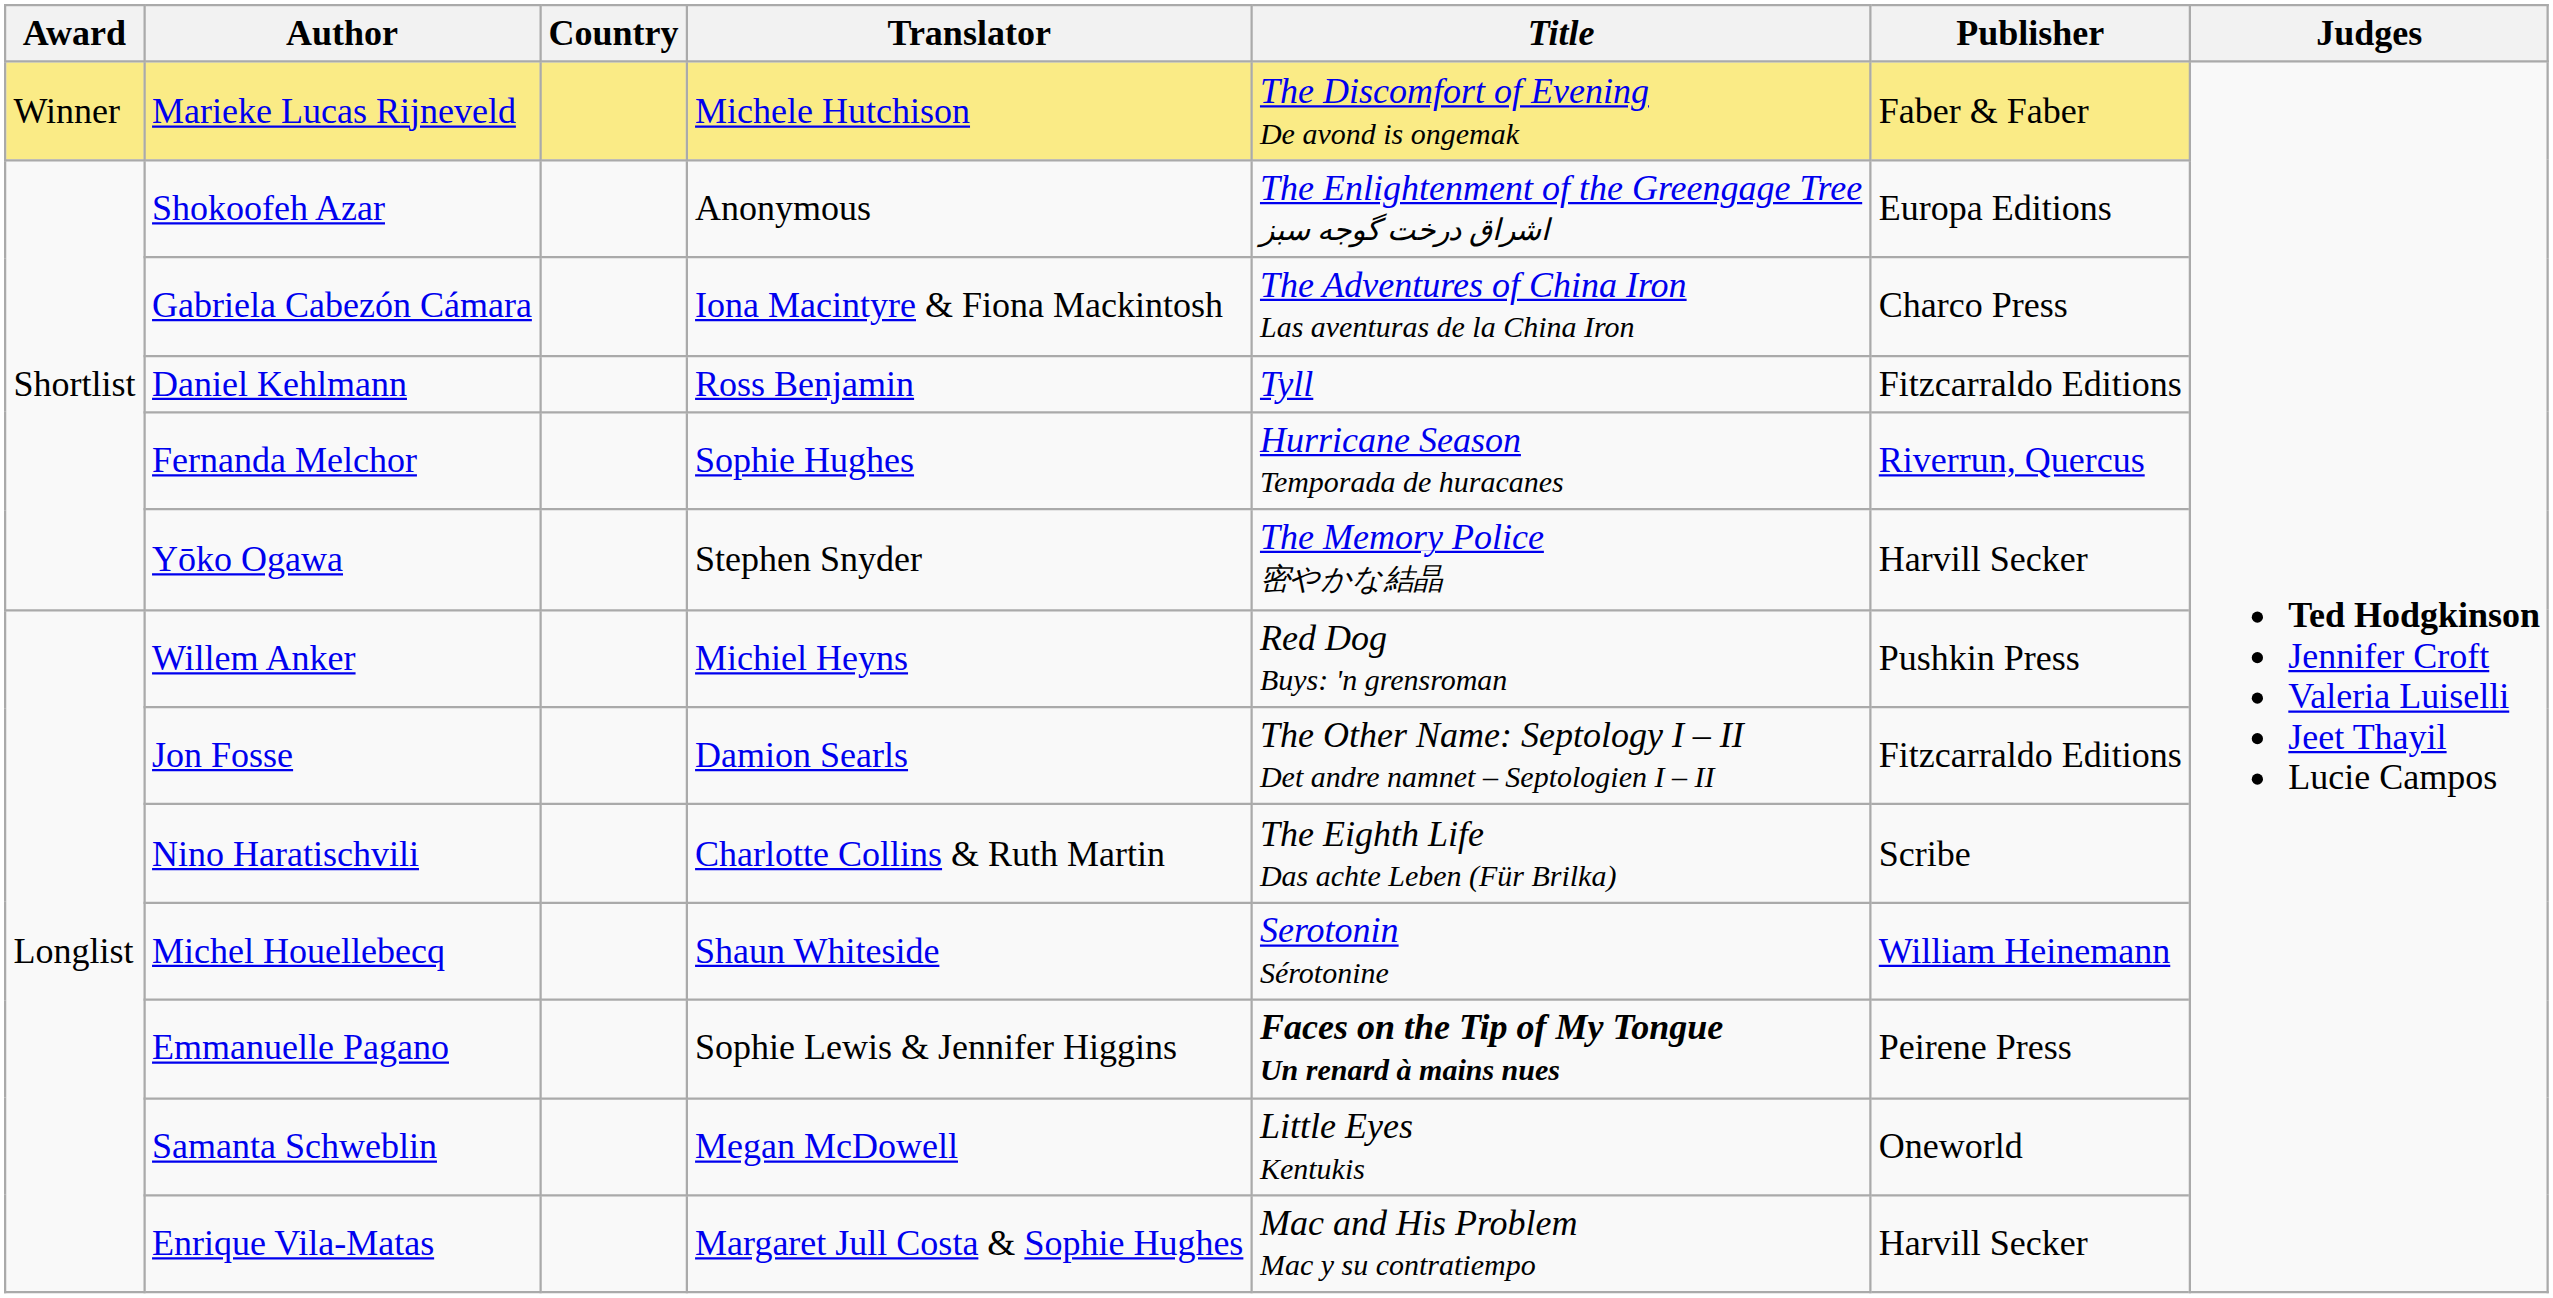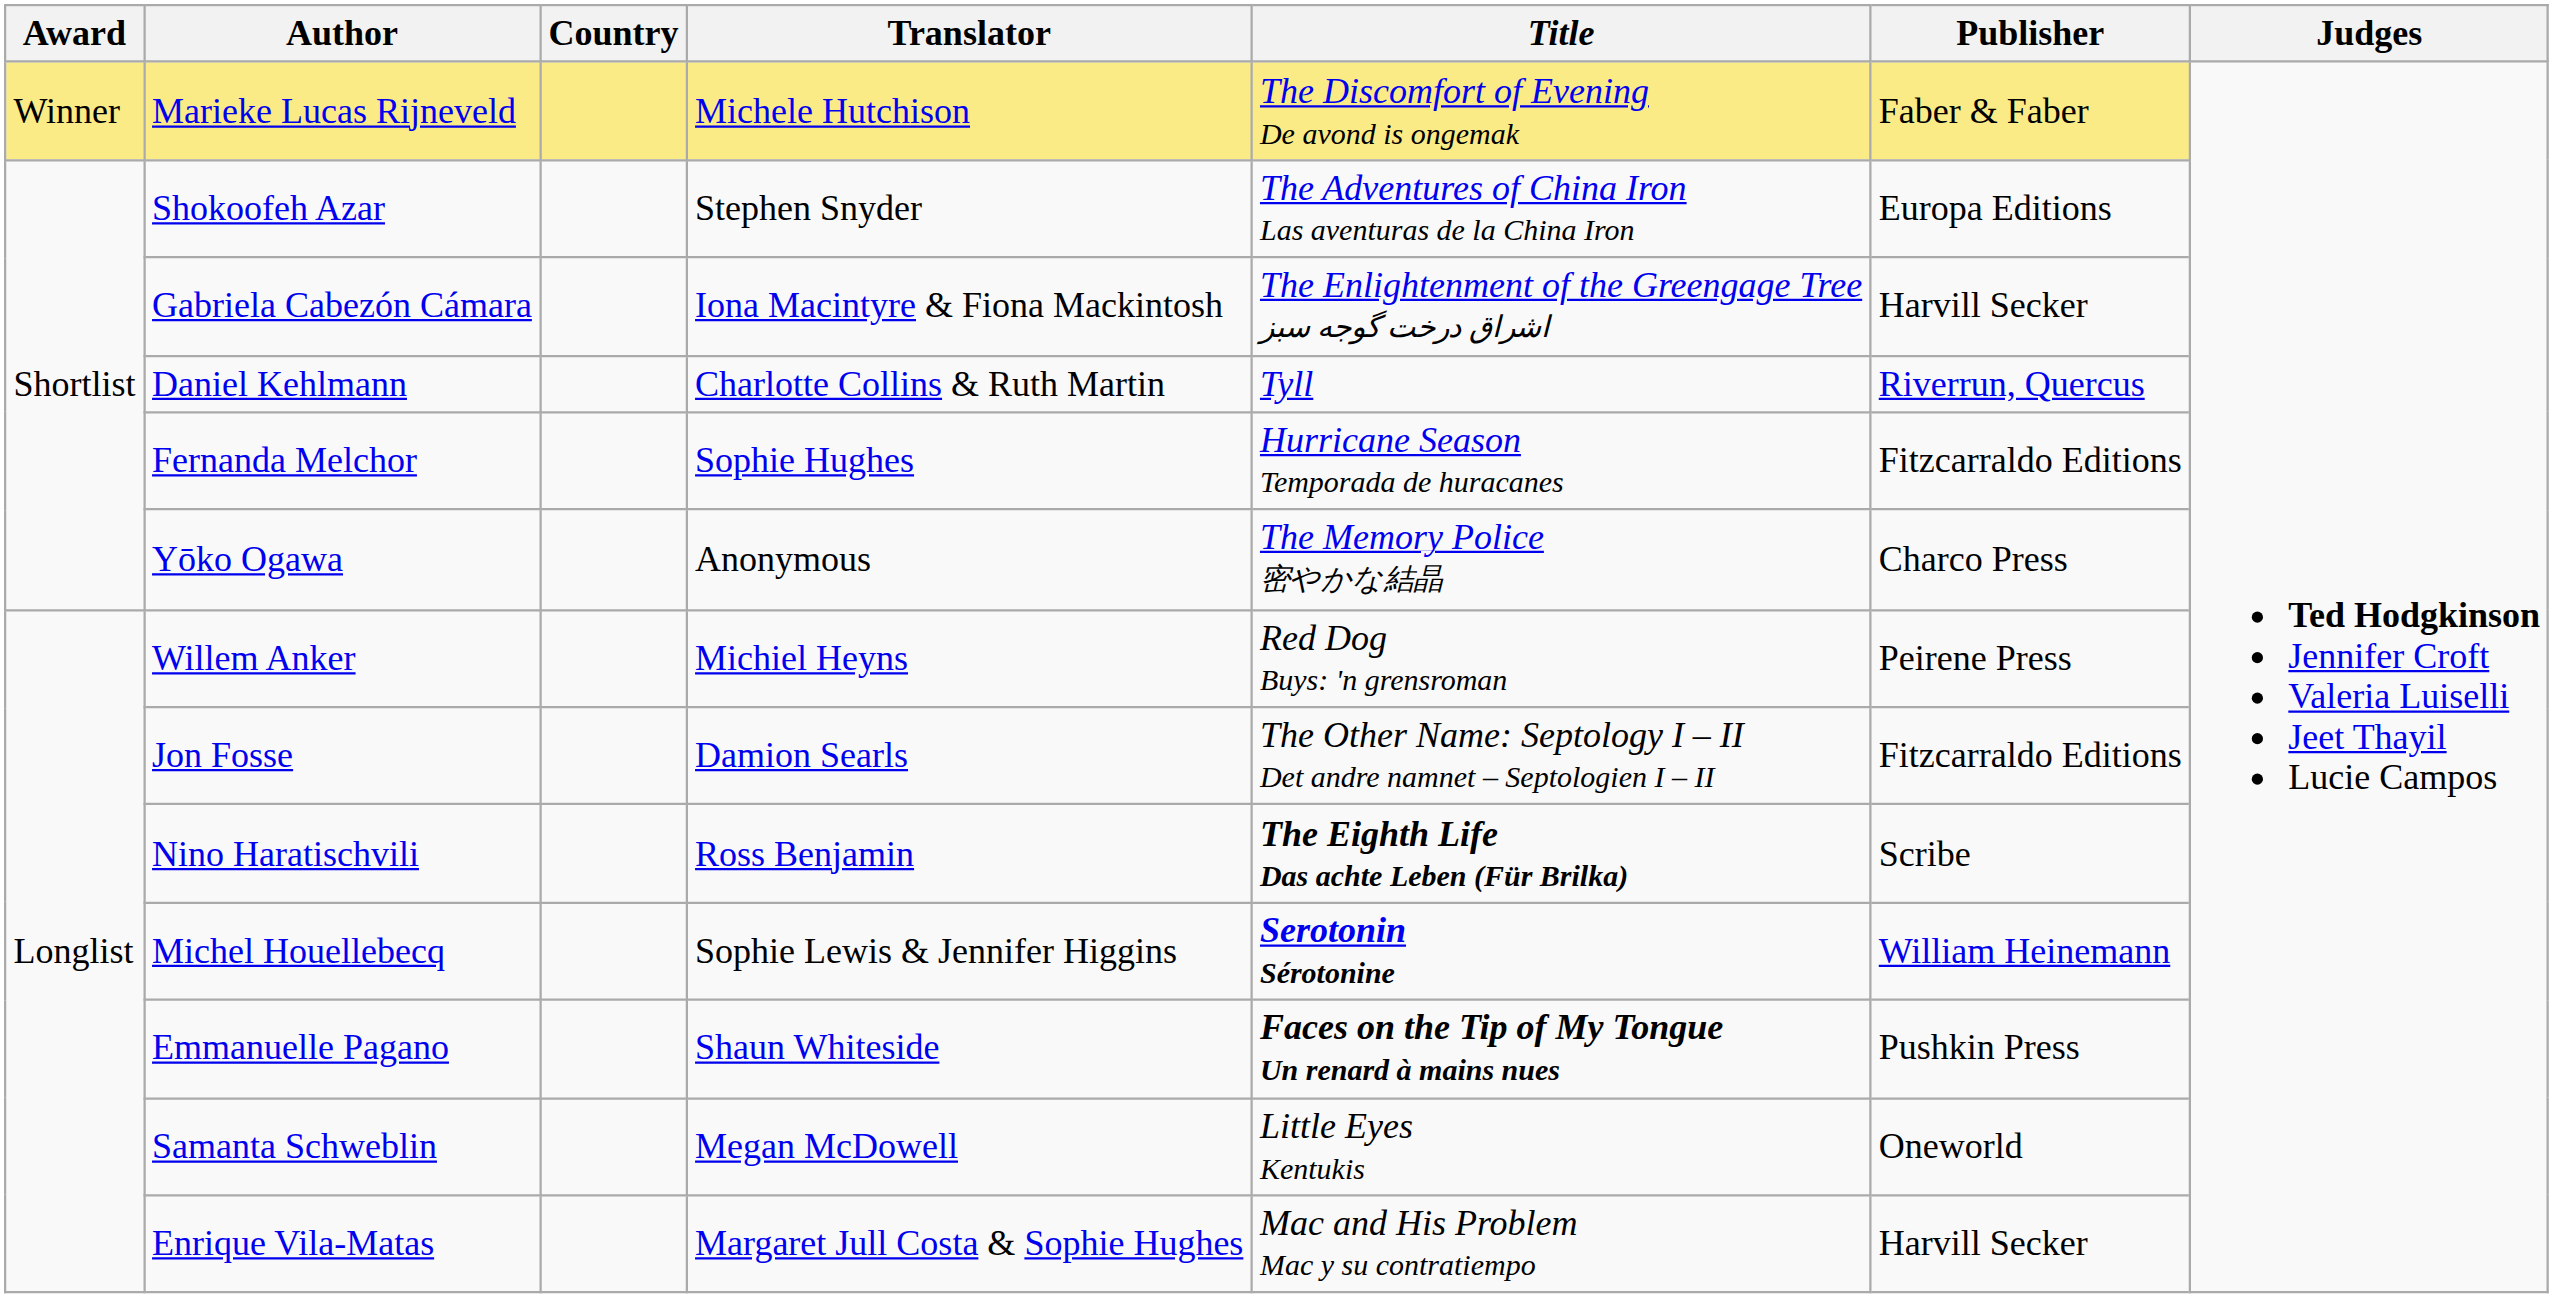(783, 207) Anonymous -> (809, 207) Stephen Snyder
(1561, 207) The Enlightenment of the Greengage Tree اشراق درخت گوجه سبز -> (1473, 207) The Adventures of China Iron Las aventuras de la China Iron
(1473, 305) The Adventures of China Iron Las aventuras de la China Iron -> (1561, 305) The Enlightenment of the Greengage Tree اشراق درخت گوجه سبز
(1973, 305) Charco Press -> (1983, 305) Harvill Secker
(805, 382) Ross Benjamin -> (930, 382) Charlotte Collins & Ruth Martin
(2030, 382) Fitzcarraldo Editions -> (2012, 382) Riverrun, Quercus
(2012, 460) Riverrun, Quercus -> (2030, 460) Fitzcarraldo Editions
(809, 558) Stephen Snyder -> (783, 558) Anonymous
(1983, 558) Harvill Secker -> (1973, 558) Charco Press
(1979, 657) Pushkin Press -> (1975, 657) Peirene Press
(930, 852) Charlotte Collins & Ruth Martin -> (805, 852) Ross Benjamin
(1438, 852) normal -> (1444, 852) bold
(817, 950) Shaun Whiteside -> (936, 950) Sophie Lewis & Jennifer Higgins
(1329, 950) normal -> (1333, 950) bold
(936, 1048) Sophie Lewis & Jennifer Higgins -> (817, 1048) Shaun Whiteside
(1975, 1048) Peirene Press -> (1979, 1048) Pushkin Press
